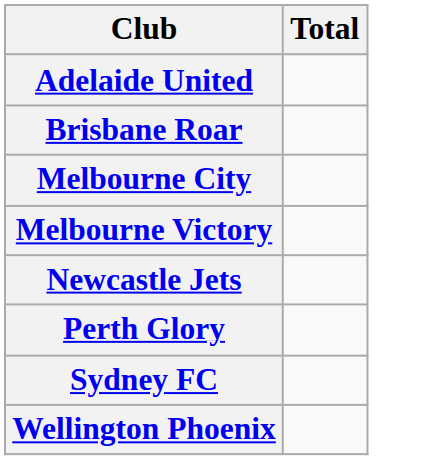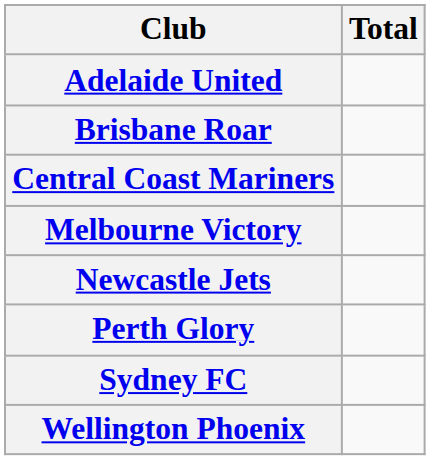+ row: (173, 179)
- row: (144, 179)
